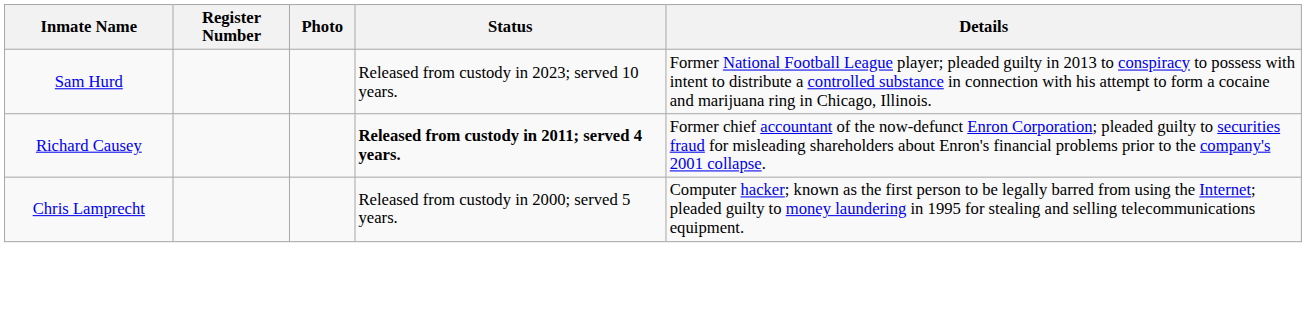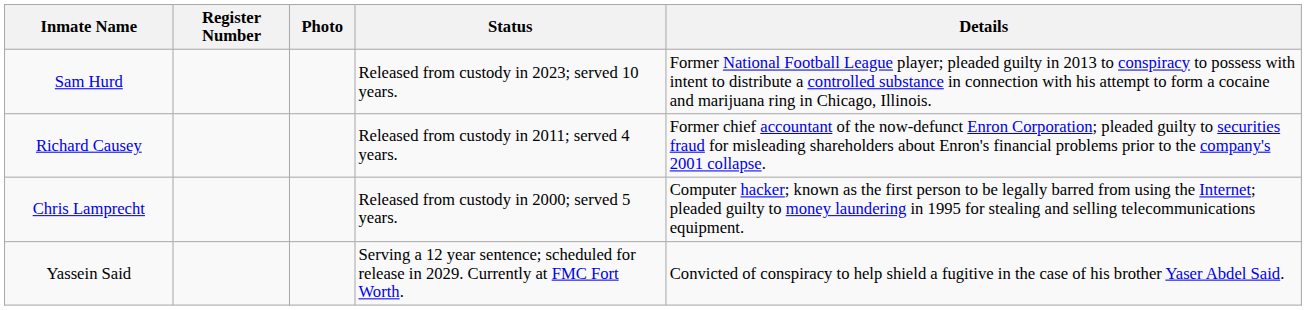(500, 145) bold -> (494, 145) normal
+ row: (89, 273)
